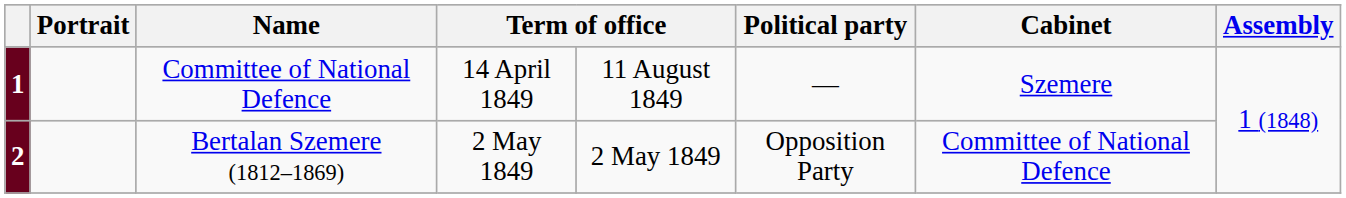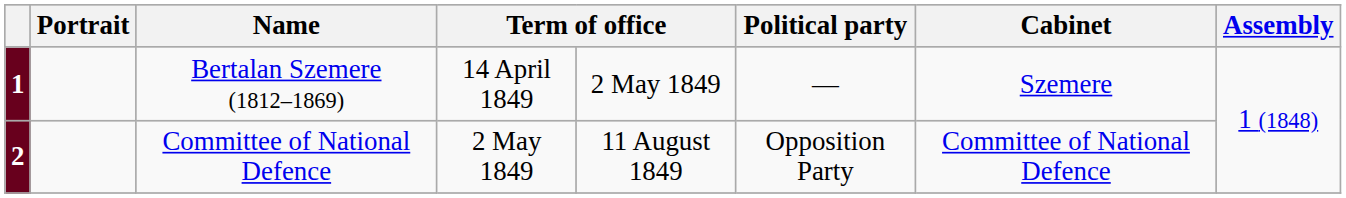(286, 83) Committee of National Defence -> (286, 83) Bertalan Szemere (1812–1869)
(656, 83) 11 August 1849 -> (656, 83) 2 May 1849
(286, 156) Bertalan Szemere (1812–1869) -> (286, 156) Committee of National Defence
(656, 156) 2 May 1849 -> (656, 156) 11 August 1849
